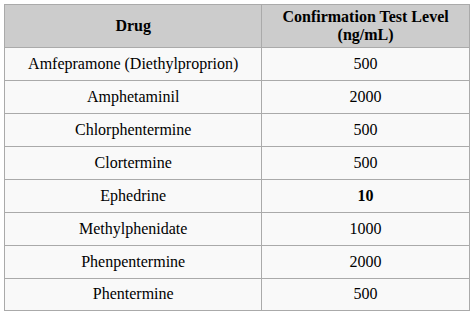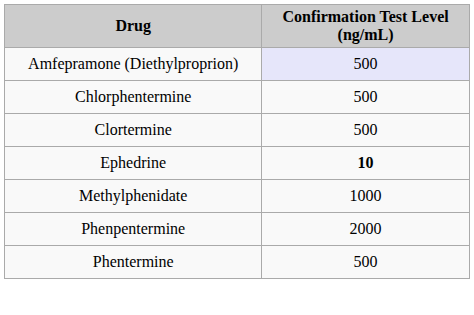(366, 64) no background -> (366, 64) lavender background
- row: (133, 97)
